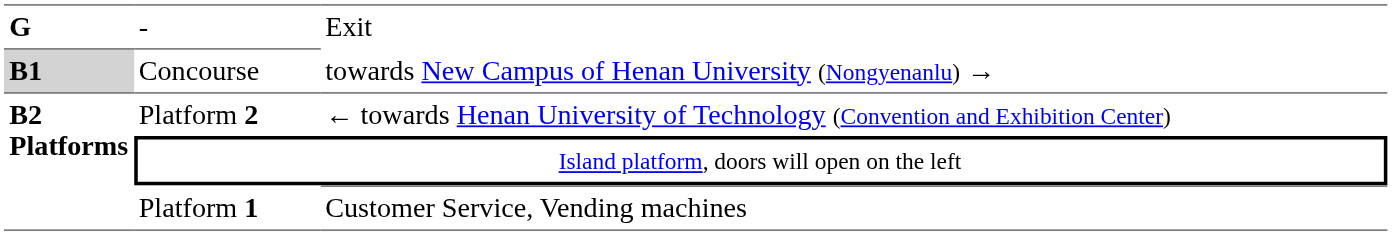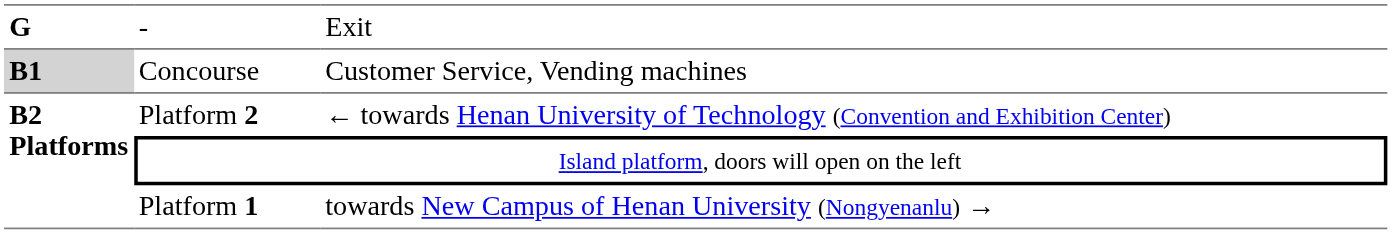(660, 69) towards New Campus of Henan University (Nongyenanlu) → -> (536, 70) Customer Service, Vending machines
(536, 207) Customer Service, Vending machines -> (660, 206) towards New Campus of Henan University (Nongyenanlu) →
